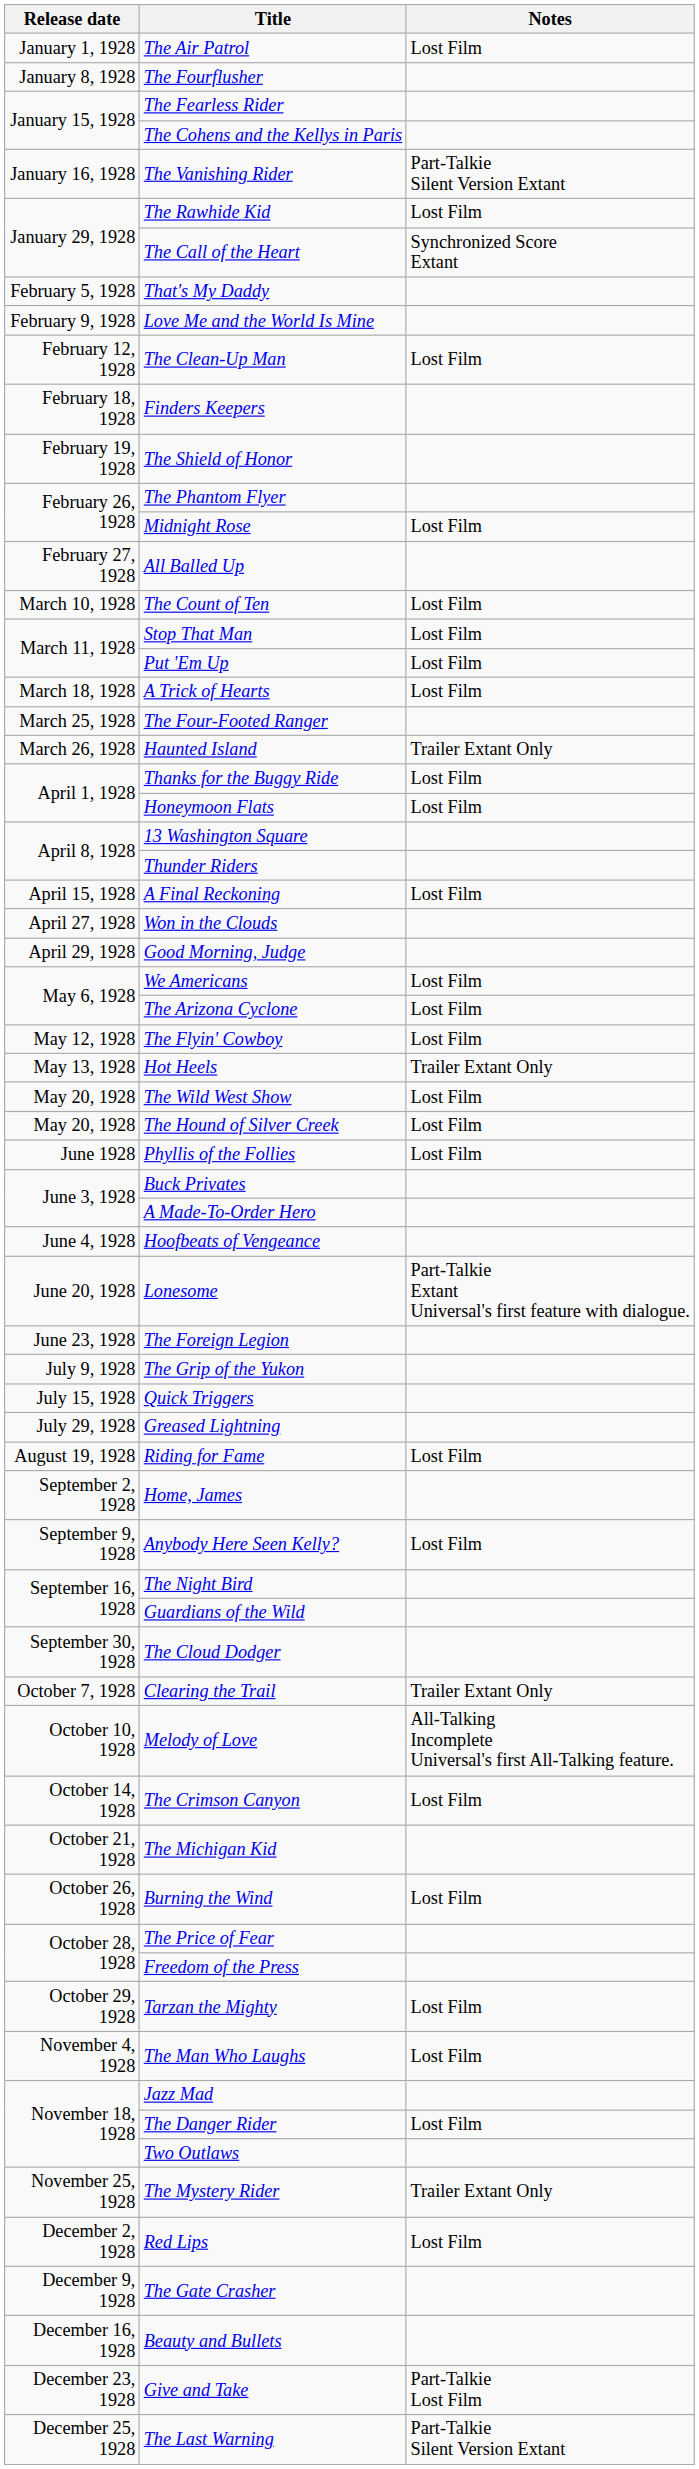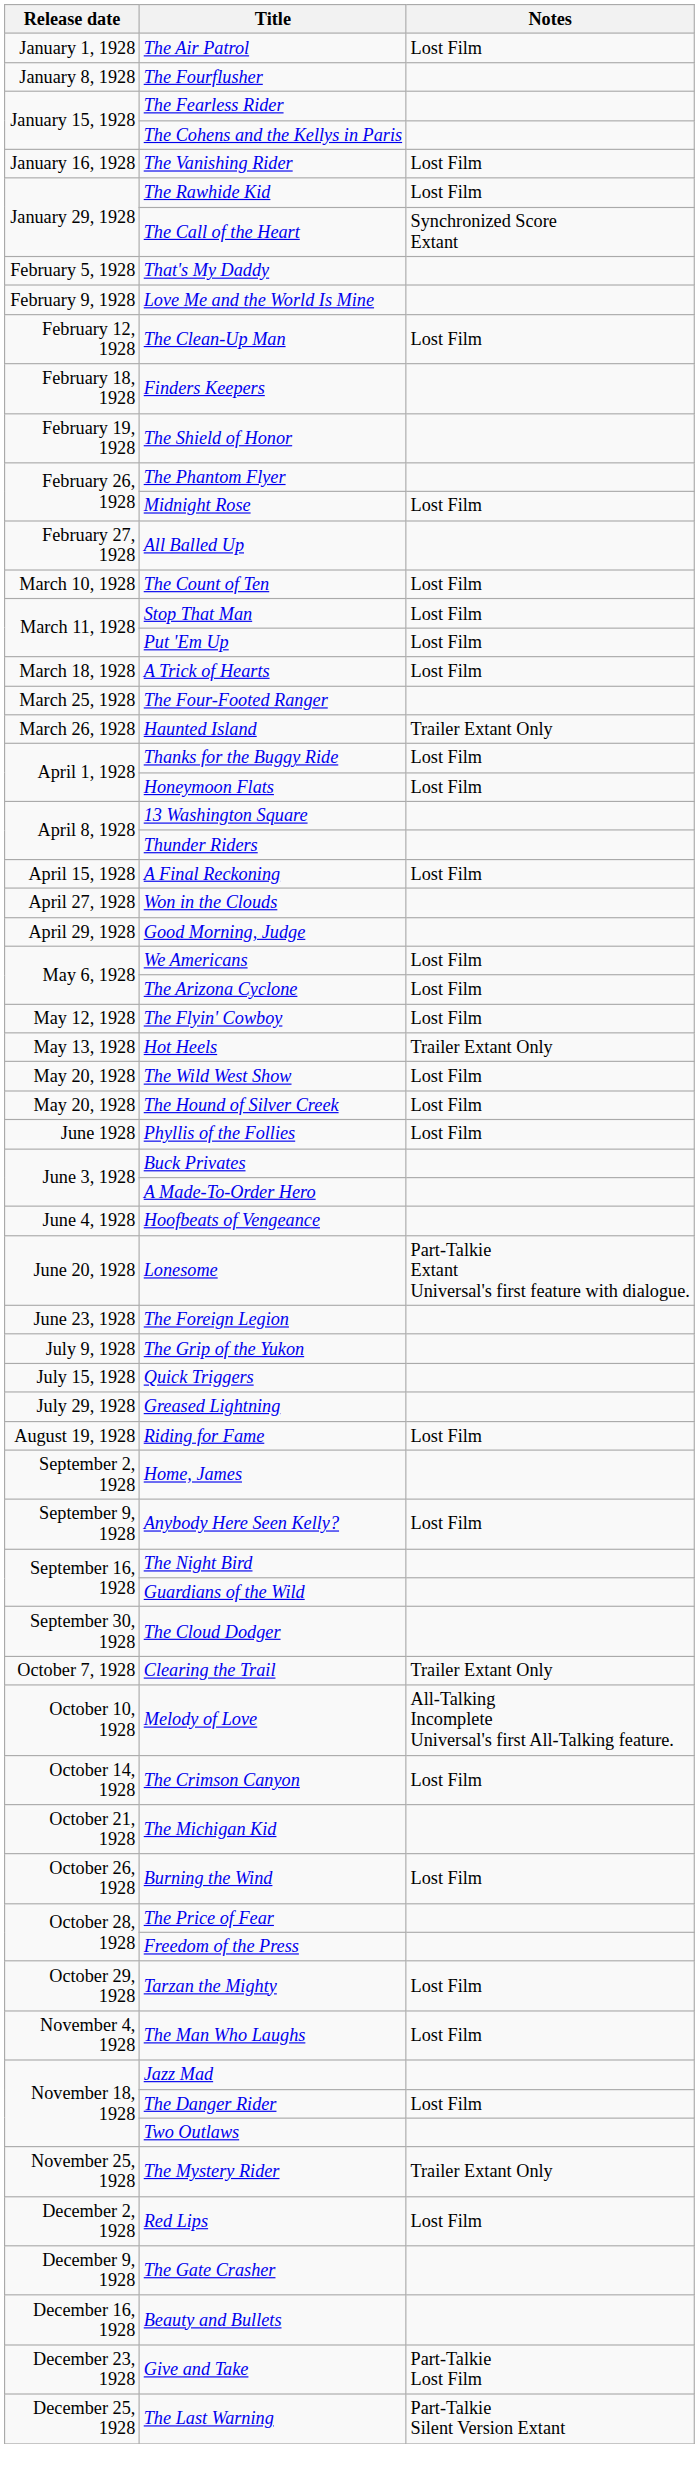(488, 173) Part-Talkie Silent Version Extant -> (446, 163) Lost Film
